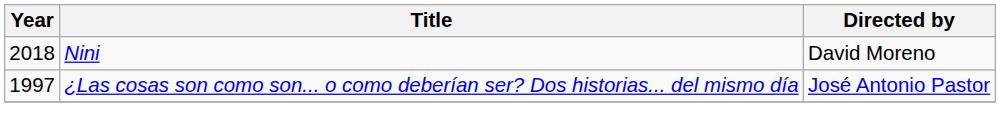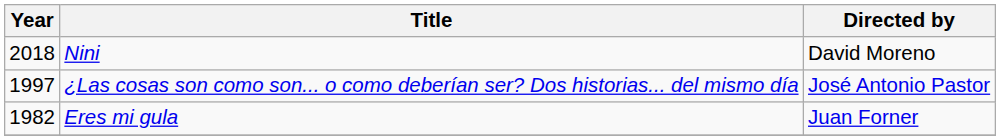+ row: (121, 118)
